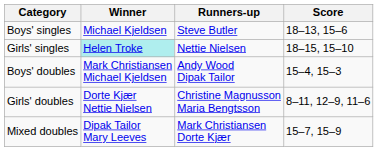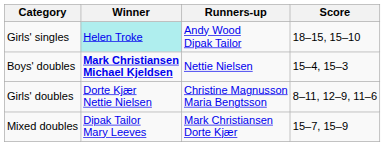- row: (39, 30)
(212, 48) Nettie Nielsen -> (213, 36) Andy Wood Dipak Tailor
(128, 71) normal -> (131, 66) bold
(206, 71) Andy Wood Dipak Tailor -> (218, 66) Nettie Nielsen
